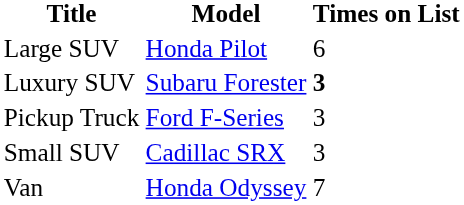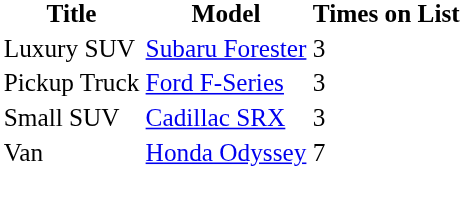- row: (61, 48)
(319, 83) bold -> (319, 48) normal
